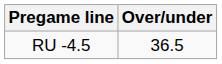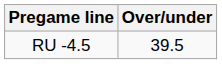(167, 44) 36.5 -> (167, 44) 39.5
